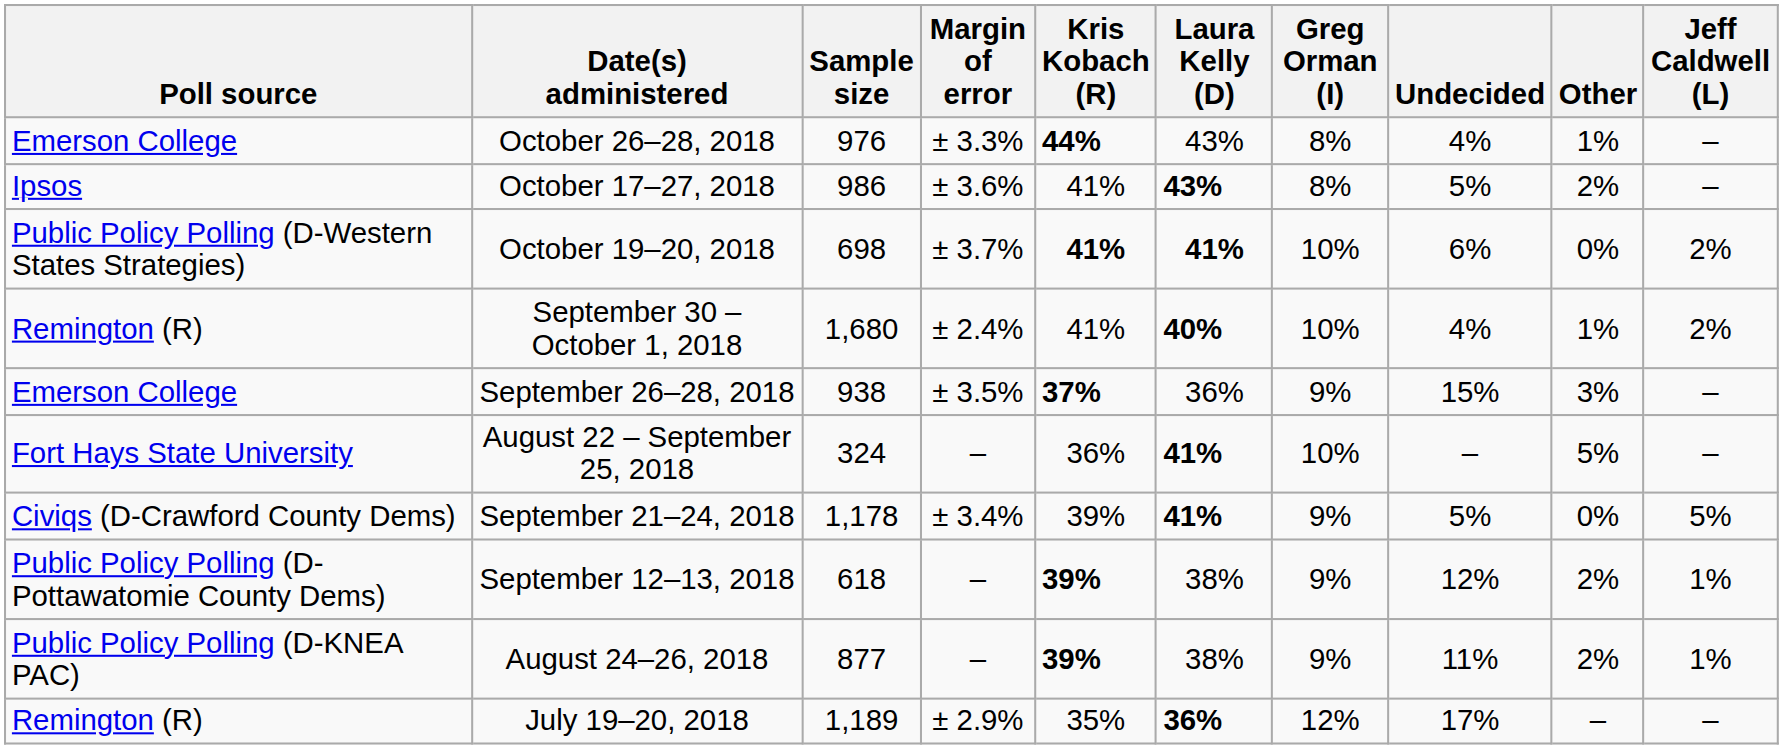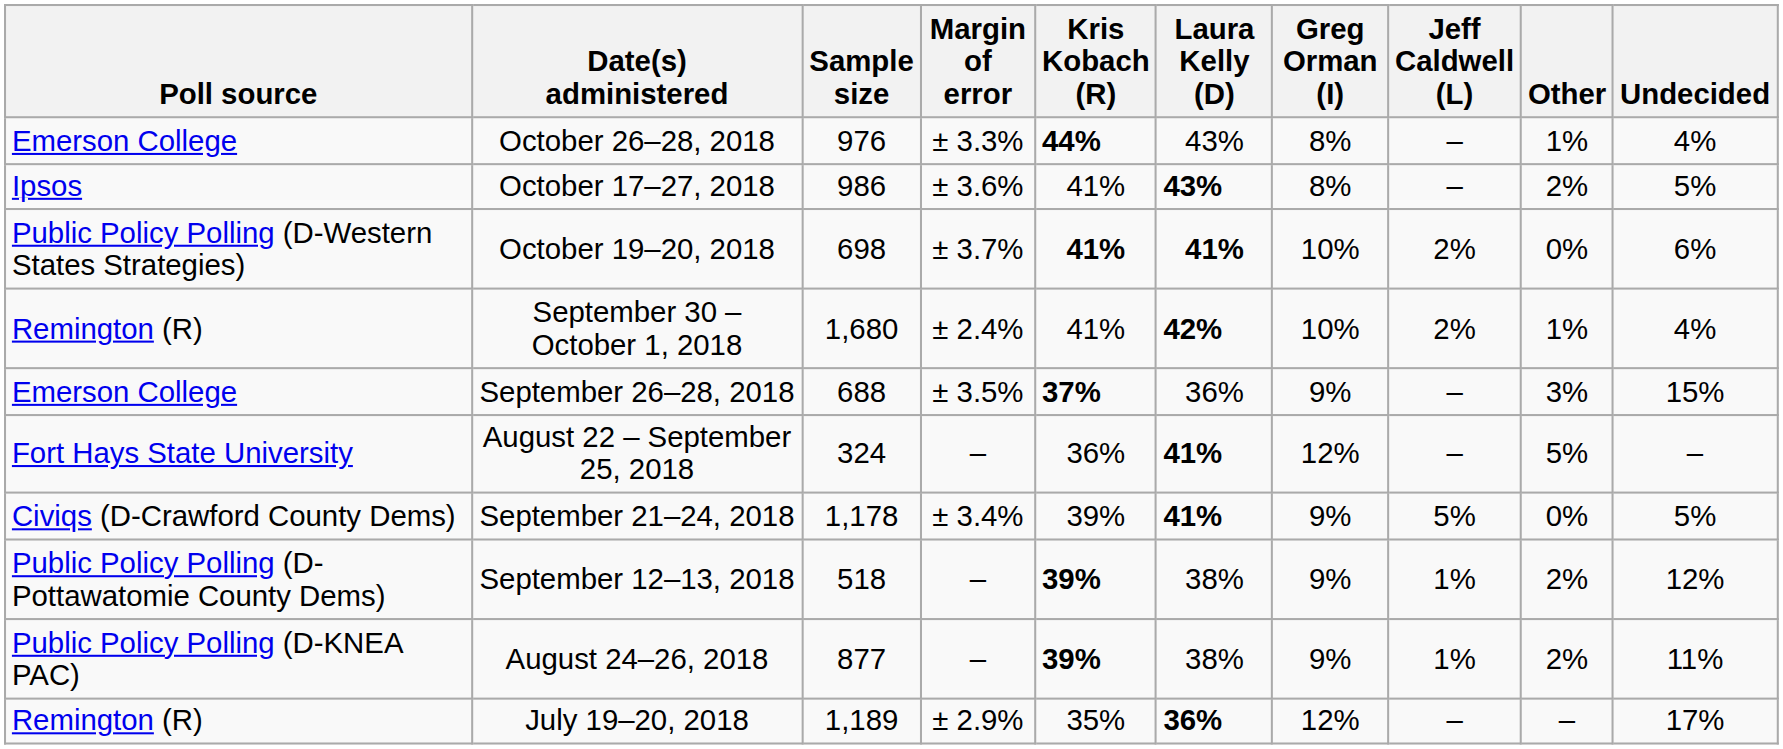columns swapped: (1711, 61) <-> (1470, 94)
(1193, 328) 40% -> (1193, 328) 42%
(862, 391) 938 -> (862, 391) 688
(1330, 454) 10% -> (1330, 454) 12%
(862, 579) 618 -> (862, 579) 518
